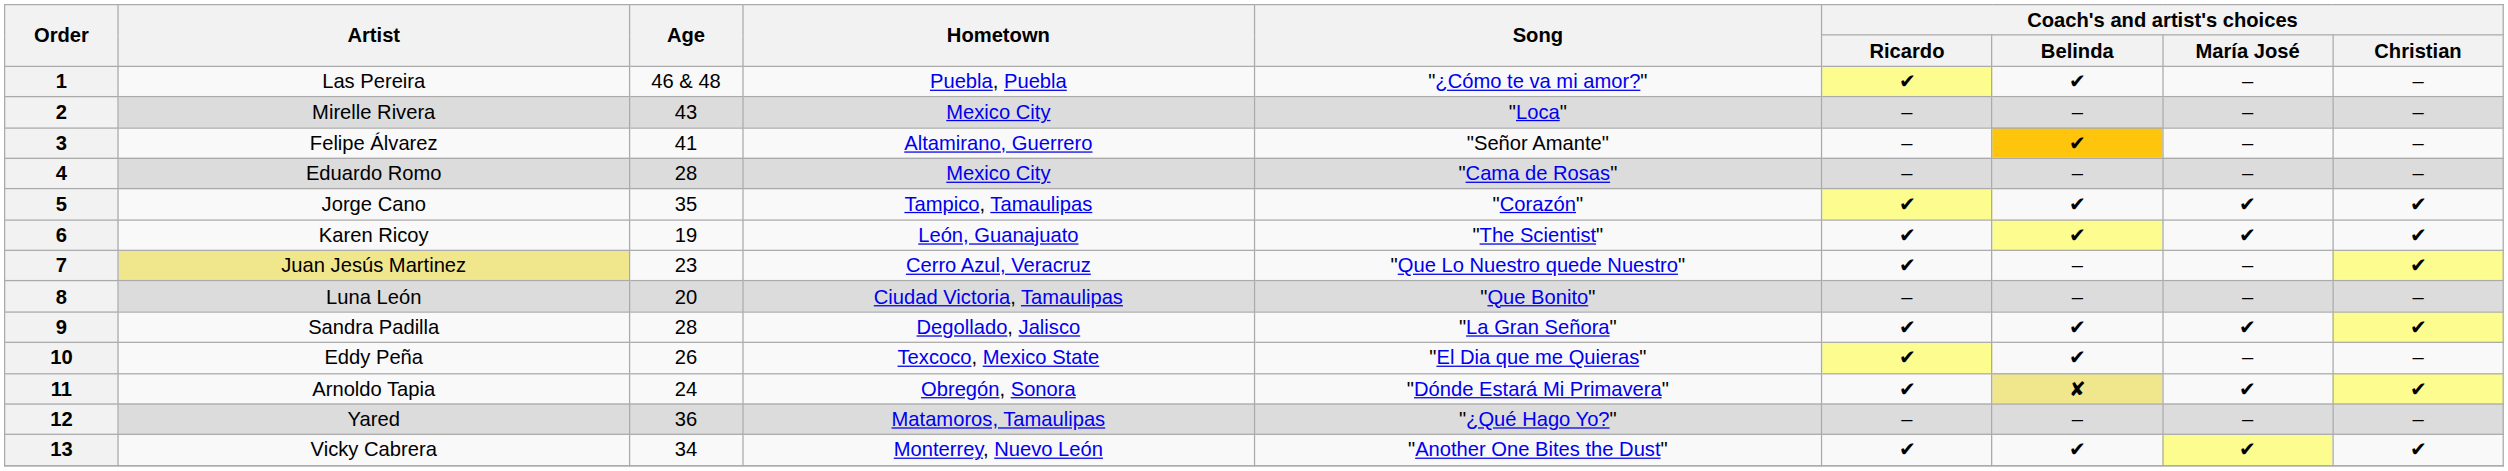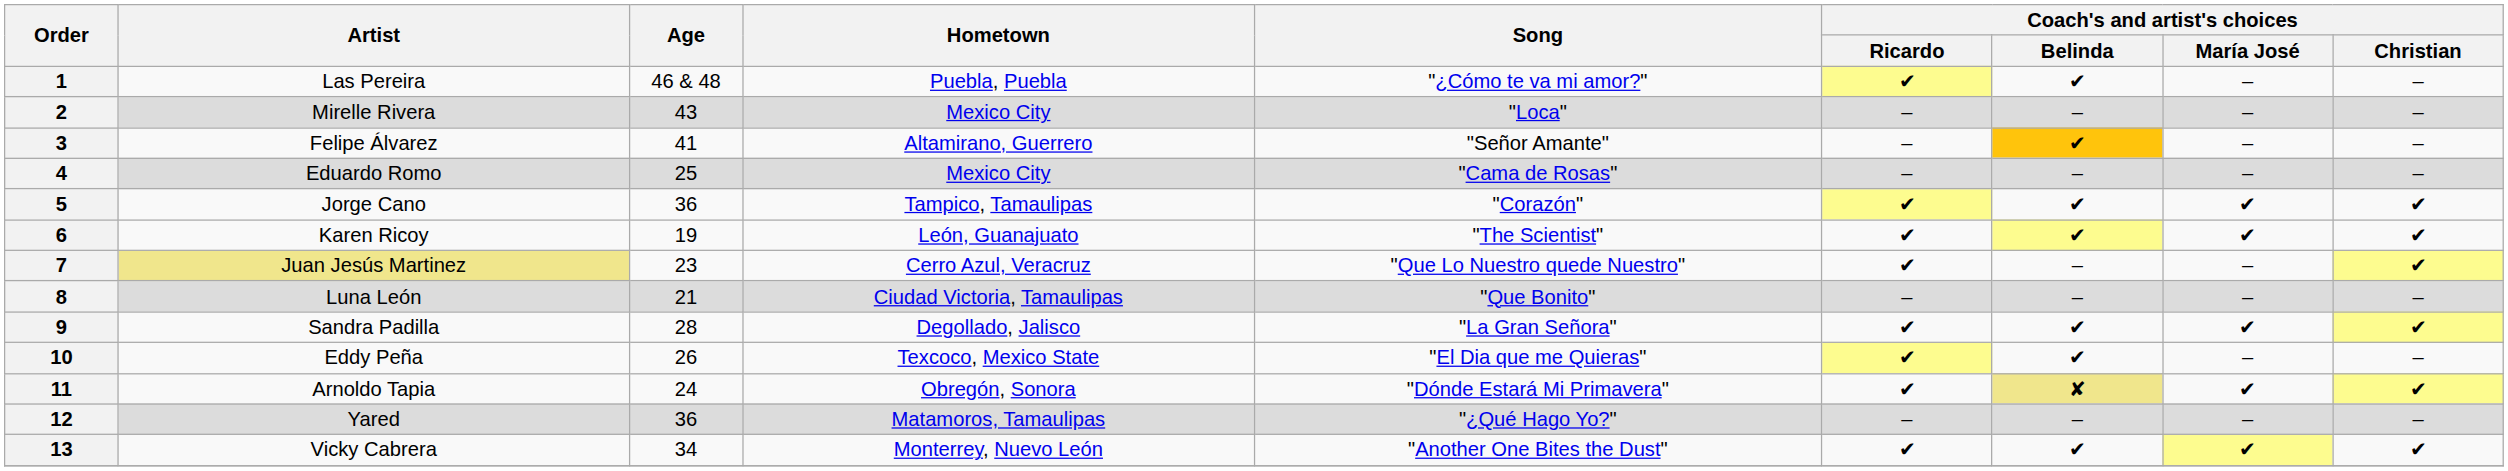(686, 174) 28 -> (686, 174) 25
(686, 204) 35 -> (686, 204) 36
(686, 296) 20 -> (686, 296) 21
